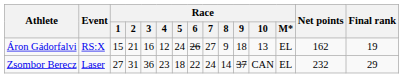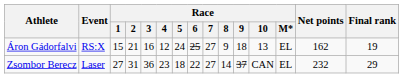(195, 47) 26 -> (195, 47) 25
(211, 64) 24 -> (211, 64) 27
